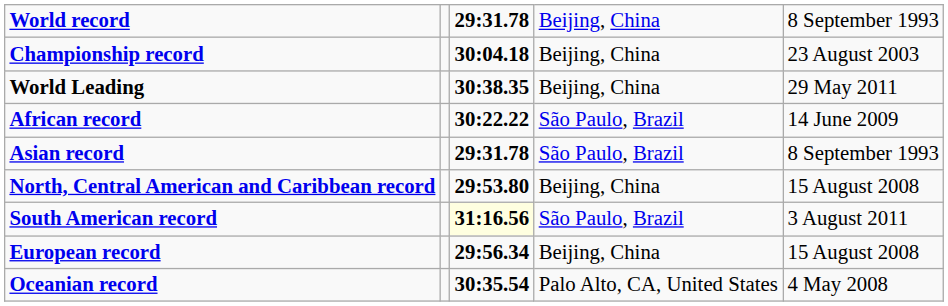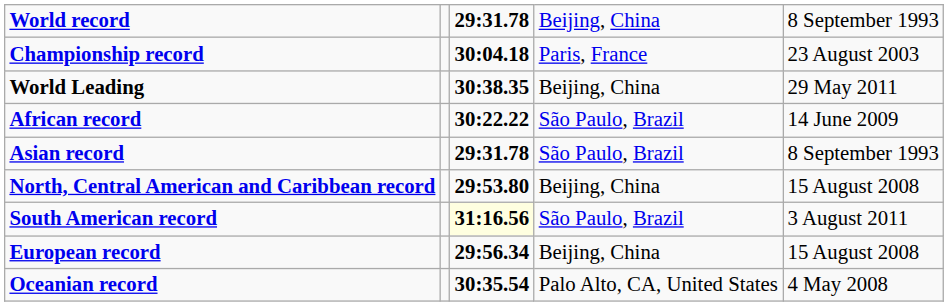(599, 53) Beijing, China -> (593, 53) Paris, France
